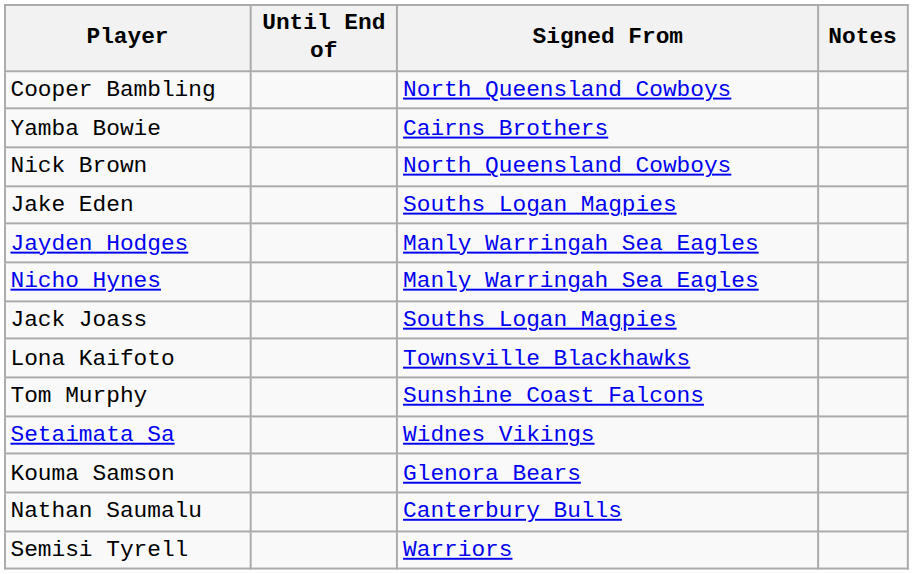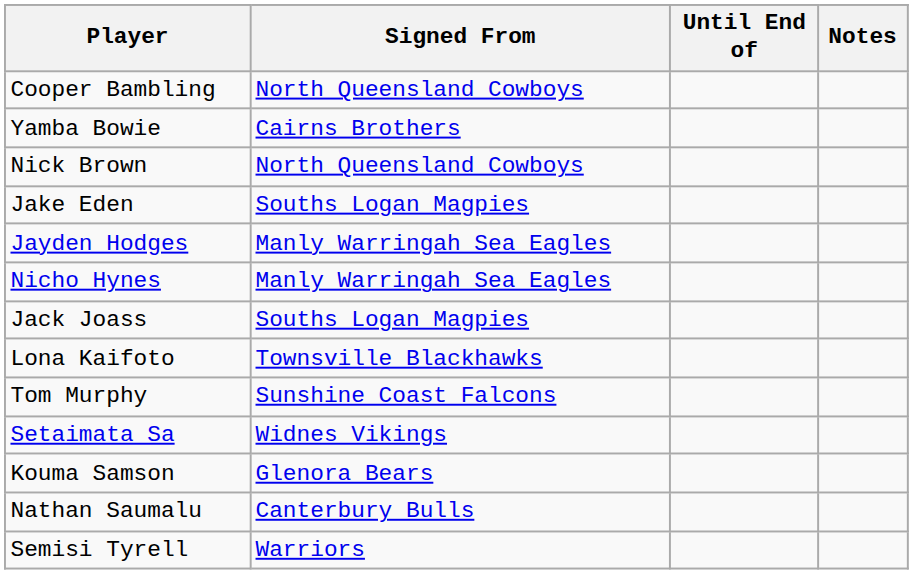columns swapped: (608, 37) <-> (324, 37)
